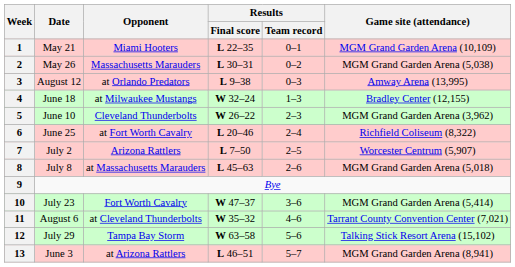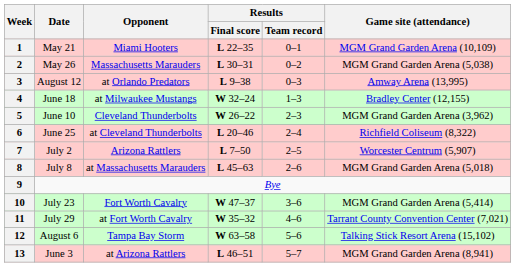(146, 133) at Fort Worth Cavalry -> (146, 133) at Cleveland Thunderbolts
(59, 219) August 6 -> (59, 219) July 29
(146, 219) at Cleveland Thunderbolts -> (146, 219) at Fort Worth Cavalry
(59, 236) July 29 -> (59, 236) August 6
